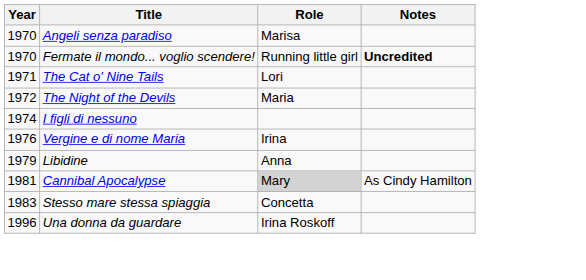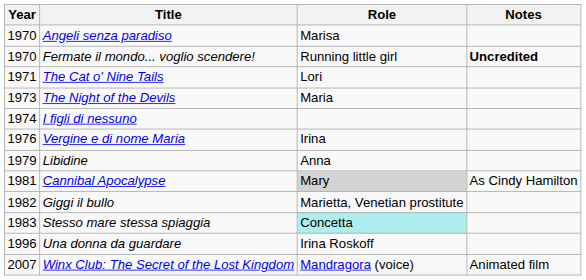(22, 98) 1972 -> (22, 98) 1973
+ row: (78, 202)
(287, 202) no background -> (326, 222) paleturquoise background
+ row: (168, 264)
